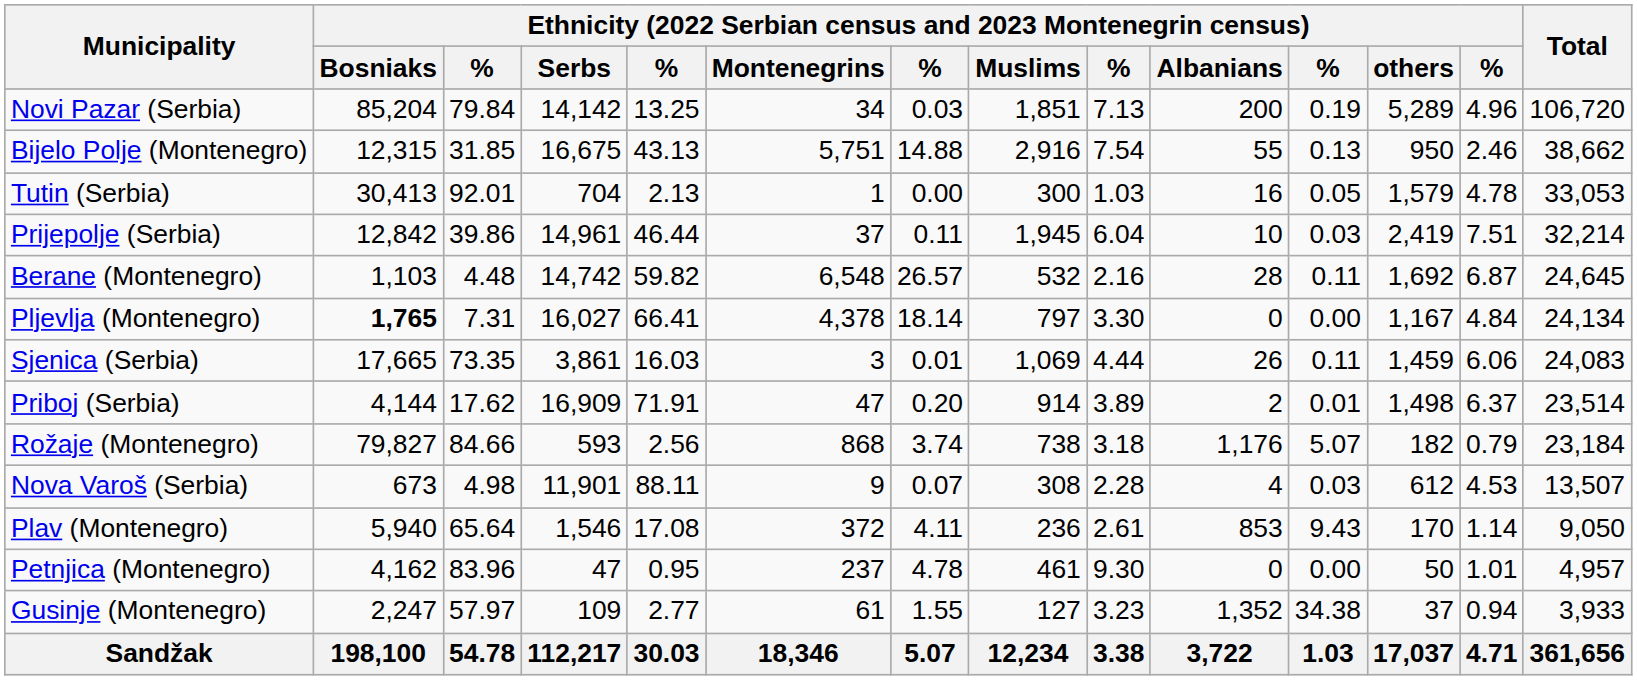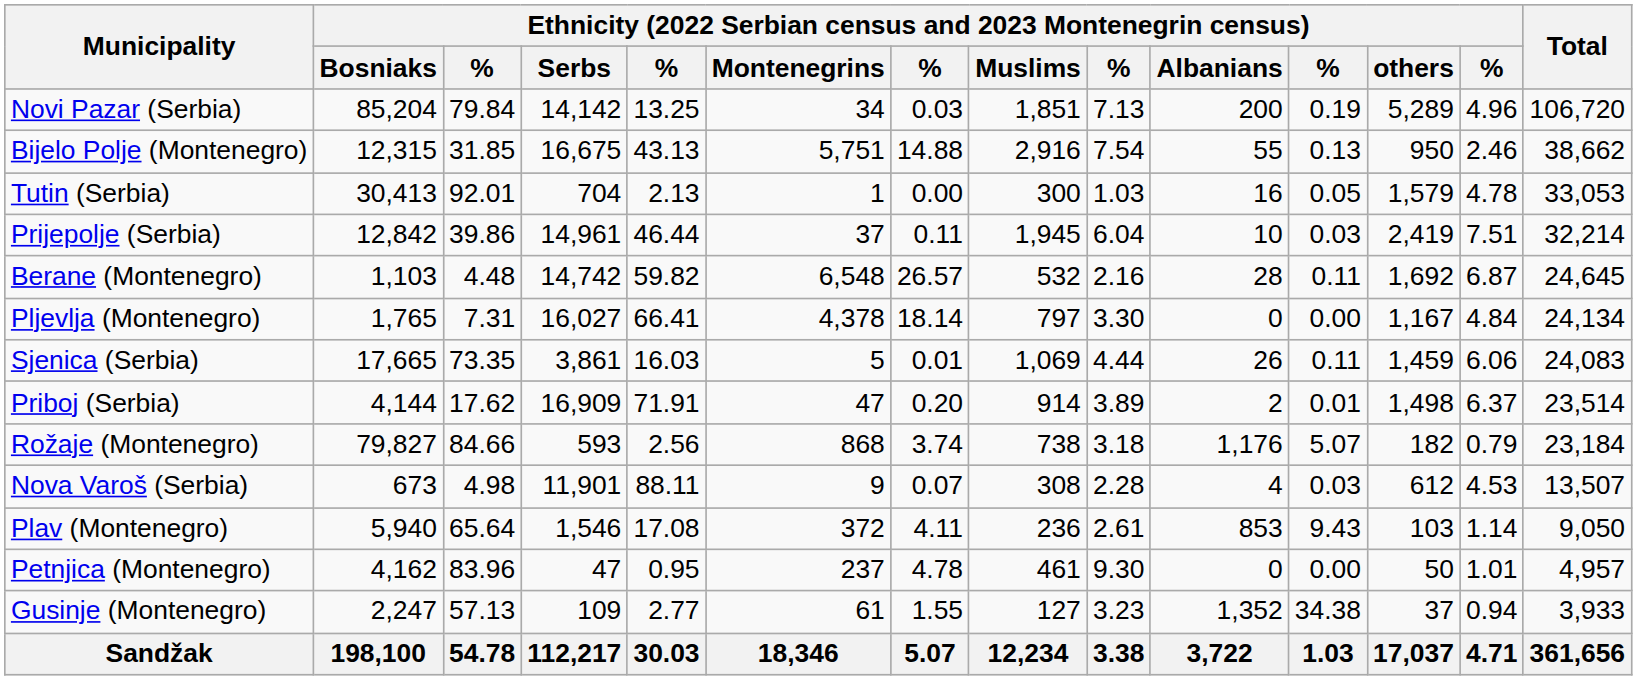(404, 318) bold -> (404, 318) normal
(877, 360) 3 -> (877, 360) 5
(1432, 527) 170 -> (1432, 527) 103
(482, 611) 57.97 -> (482, 611) 57.13
